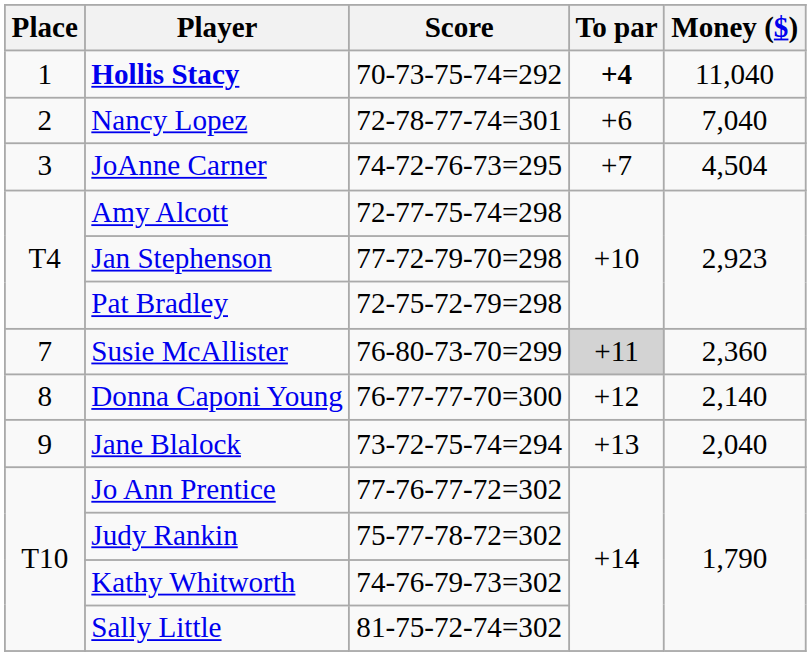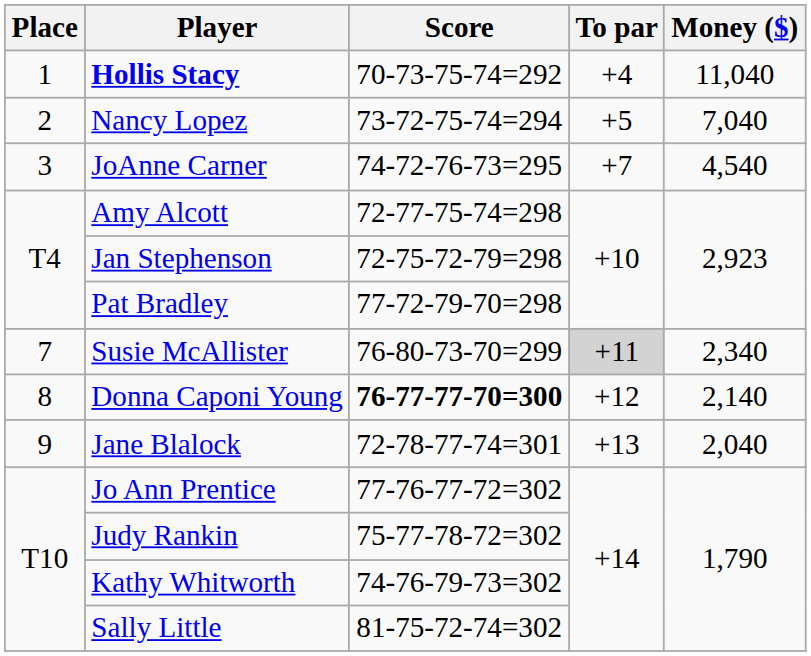(617, 73) bold -> (617, 73) normal
(459, 119) 72-78-77-74=301 -> (459, 119) 73-72-75-74=294
(617, 119) +6 -> (617, 119) +5
(735, 166) 4,504 -> (735, 166) 4,540
(459, 258) 77-72-79-70=298 -> (459, 258) 72-75-72-79=298
(459, 304) 72-75-72-79=298 -> (459, 304) 77-72-79-70=298
(735, 350) 2,360 -> (735, 350) 2,340
(459, 397) normal -> (459, 397) bold
(459, 443) 73-72-75-74=294 -> (459, 443) 72-78-77-74=301
